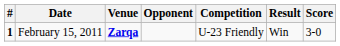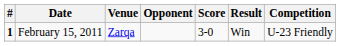columns swapped: (319, 13) <-> (231, 13)
(123, 31) bold -> (121, 31) normal
